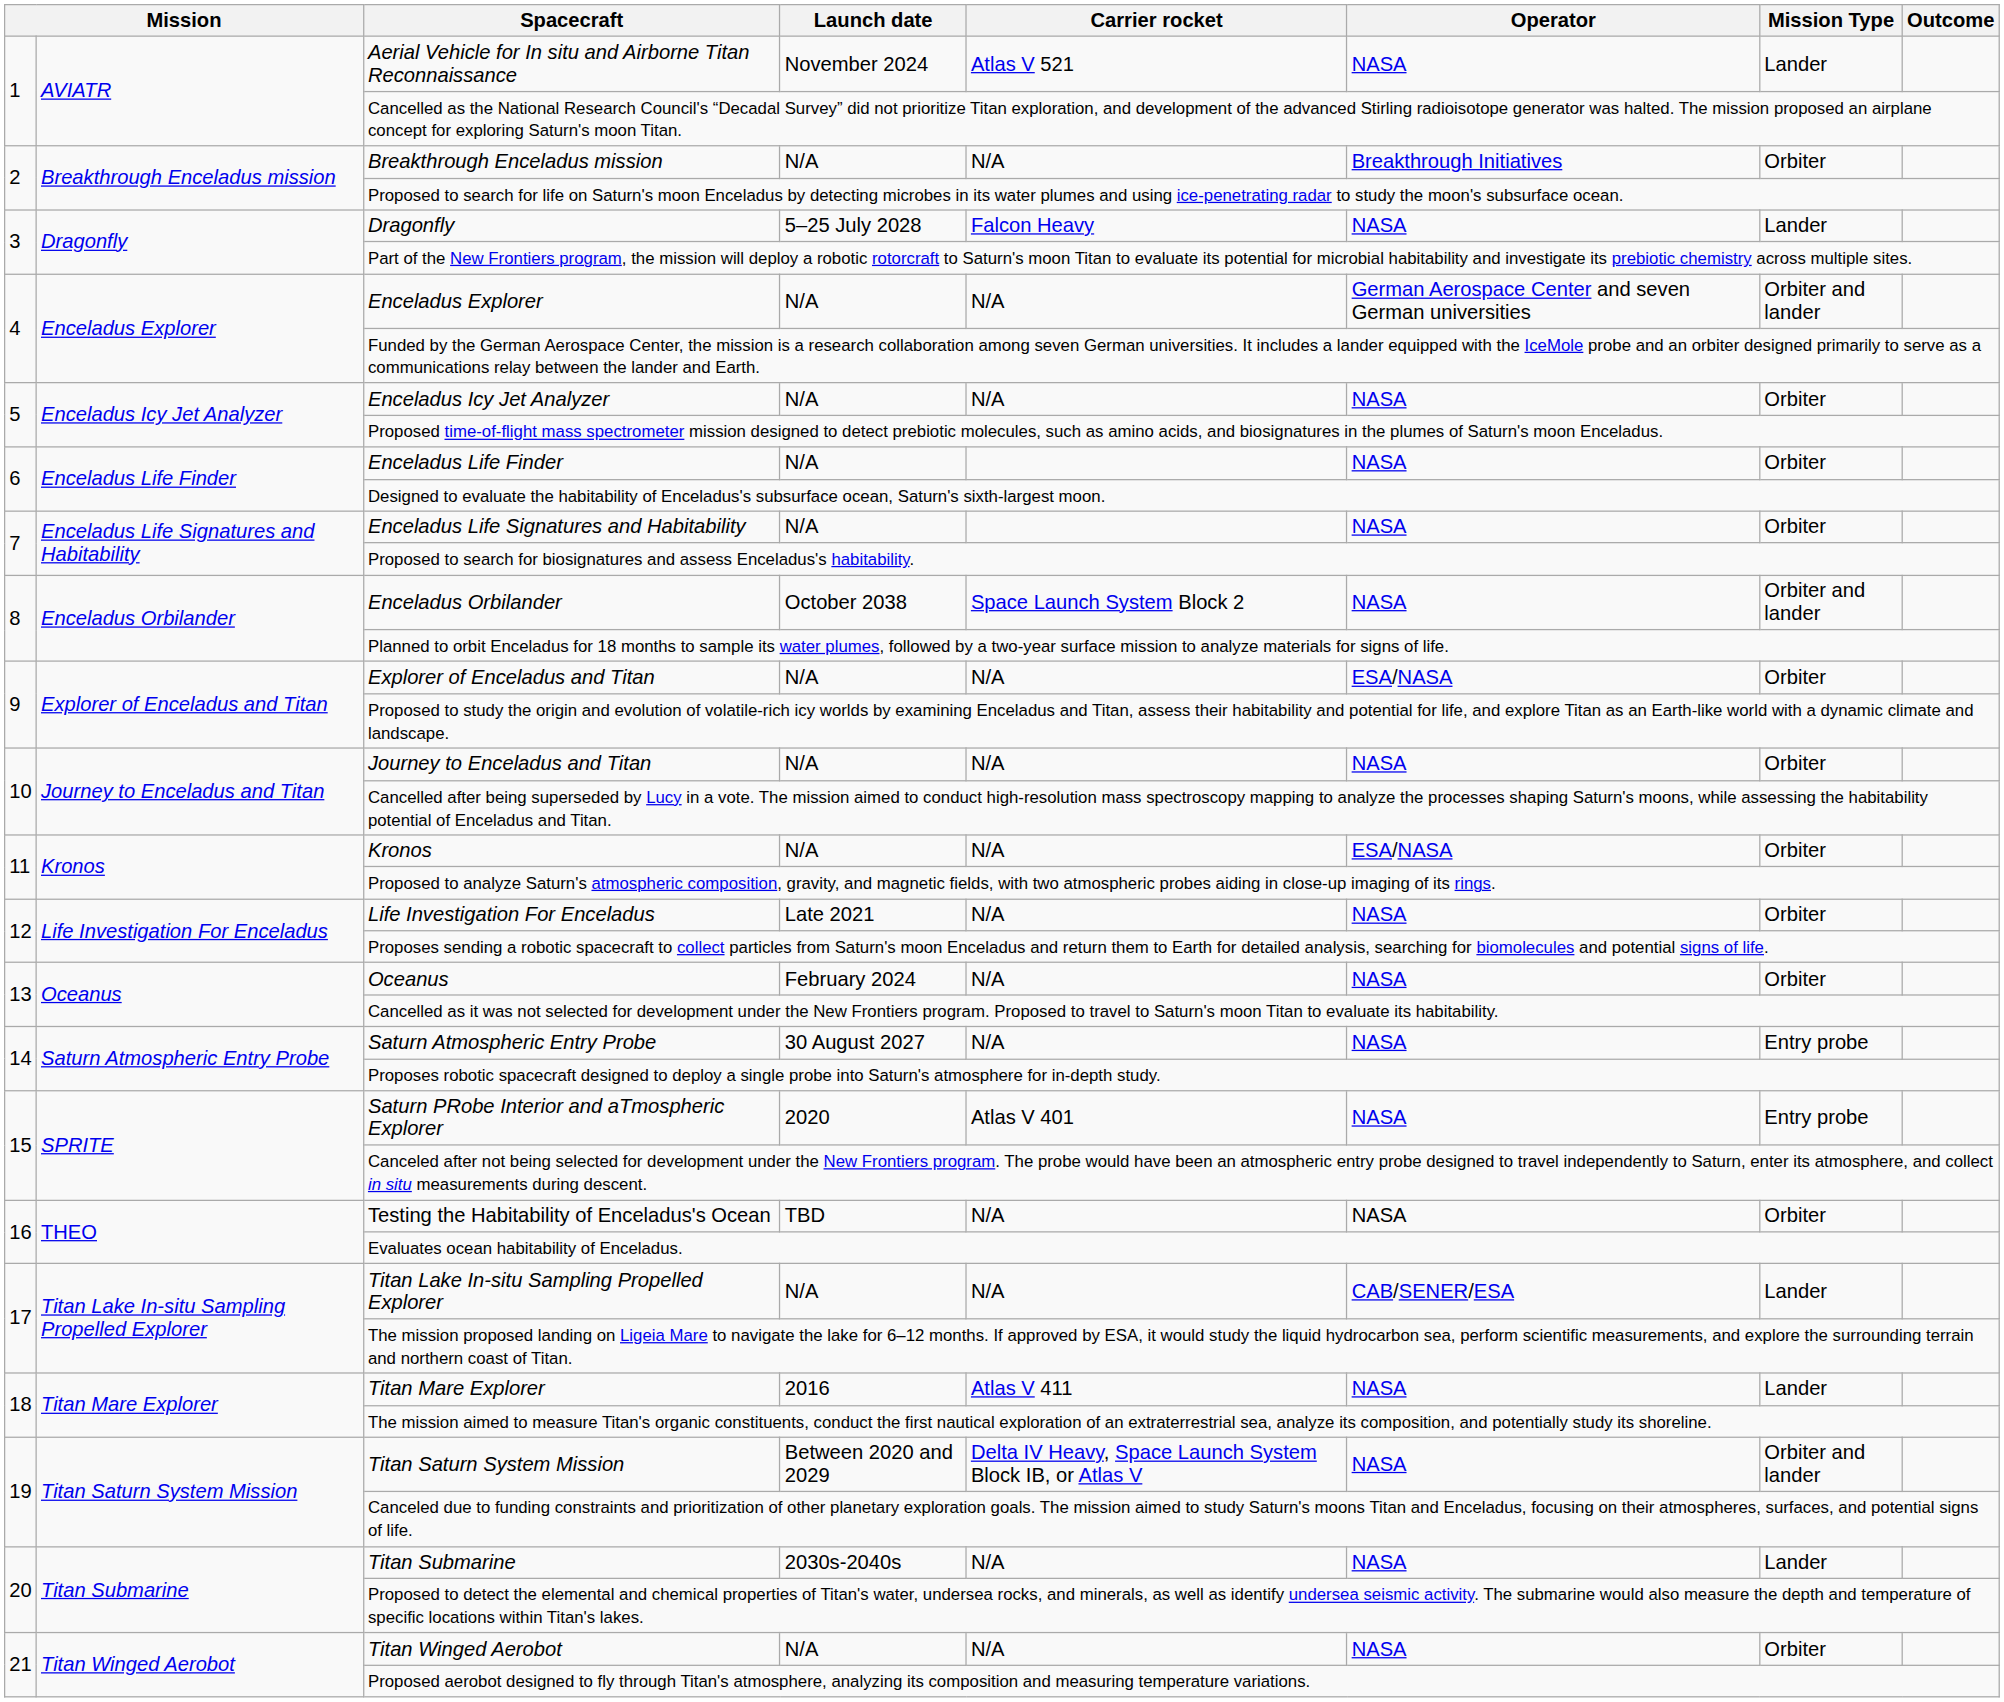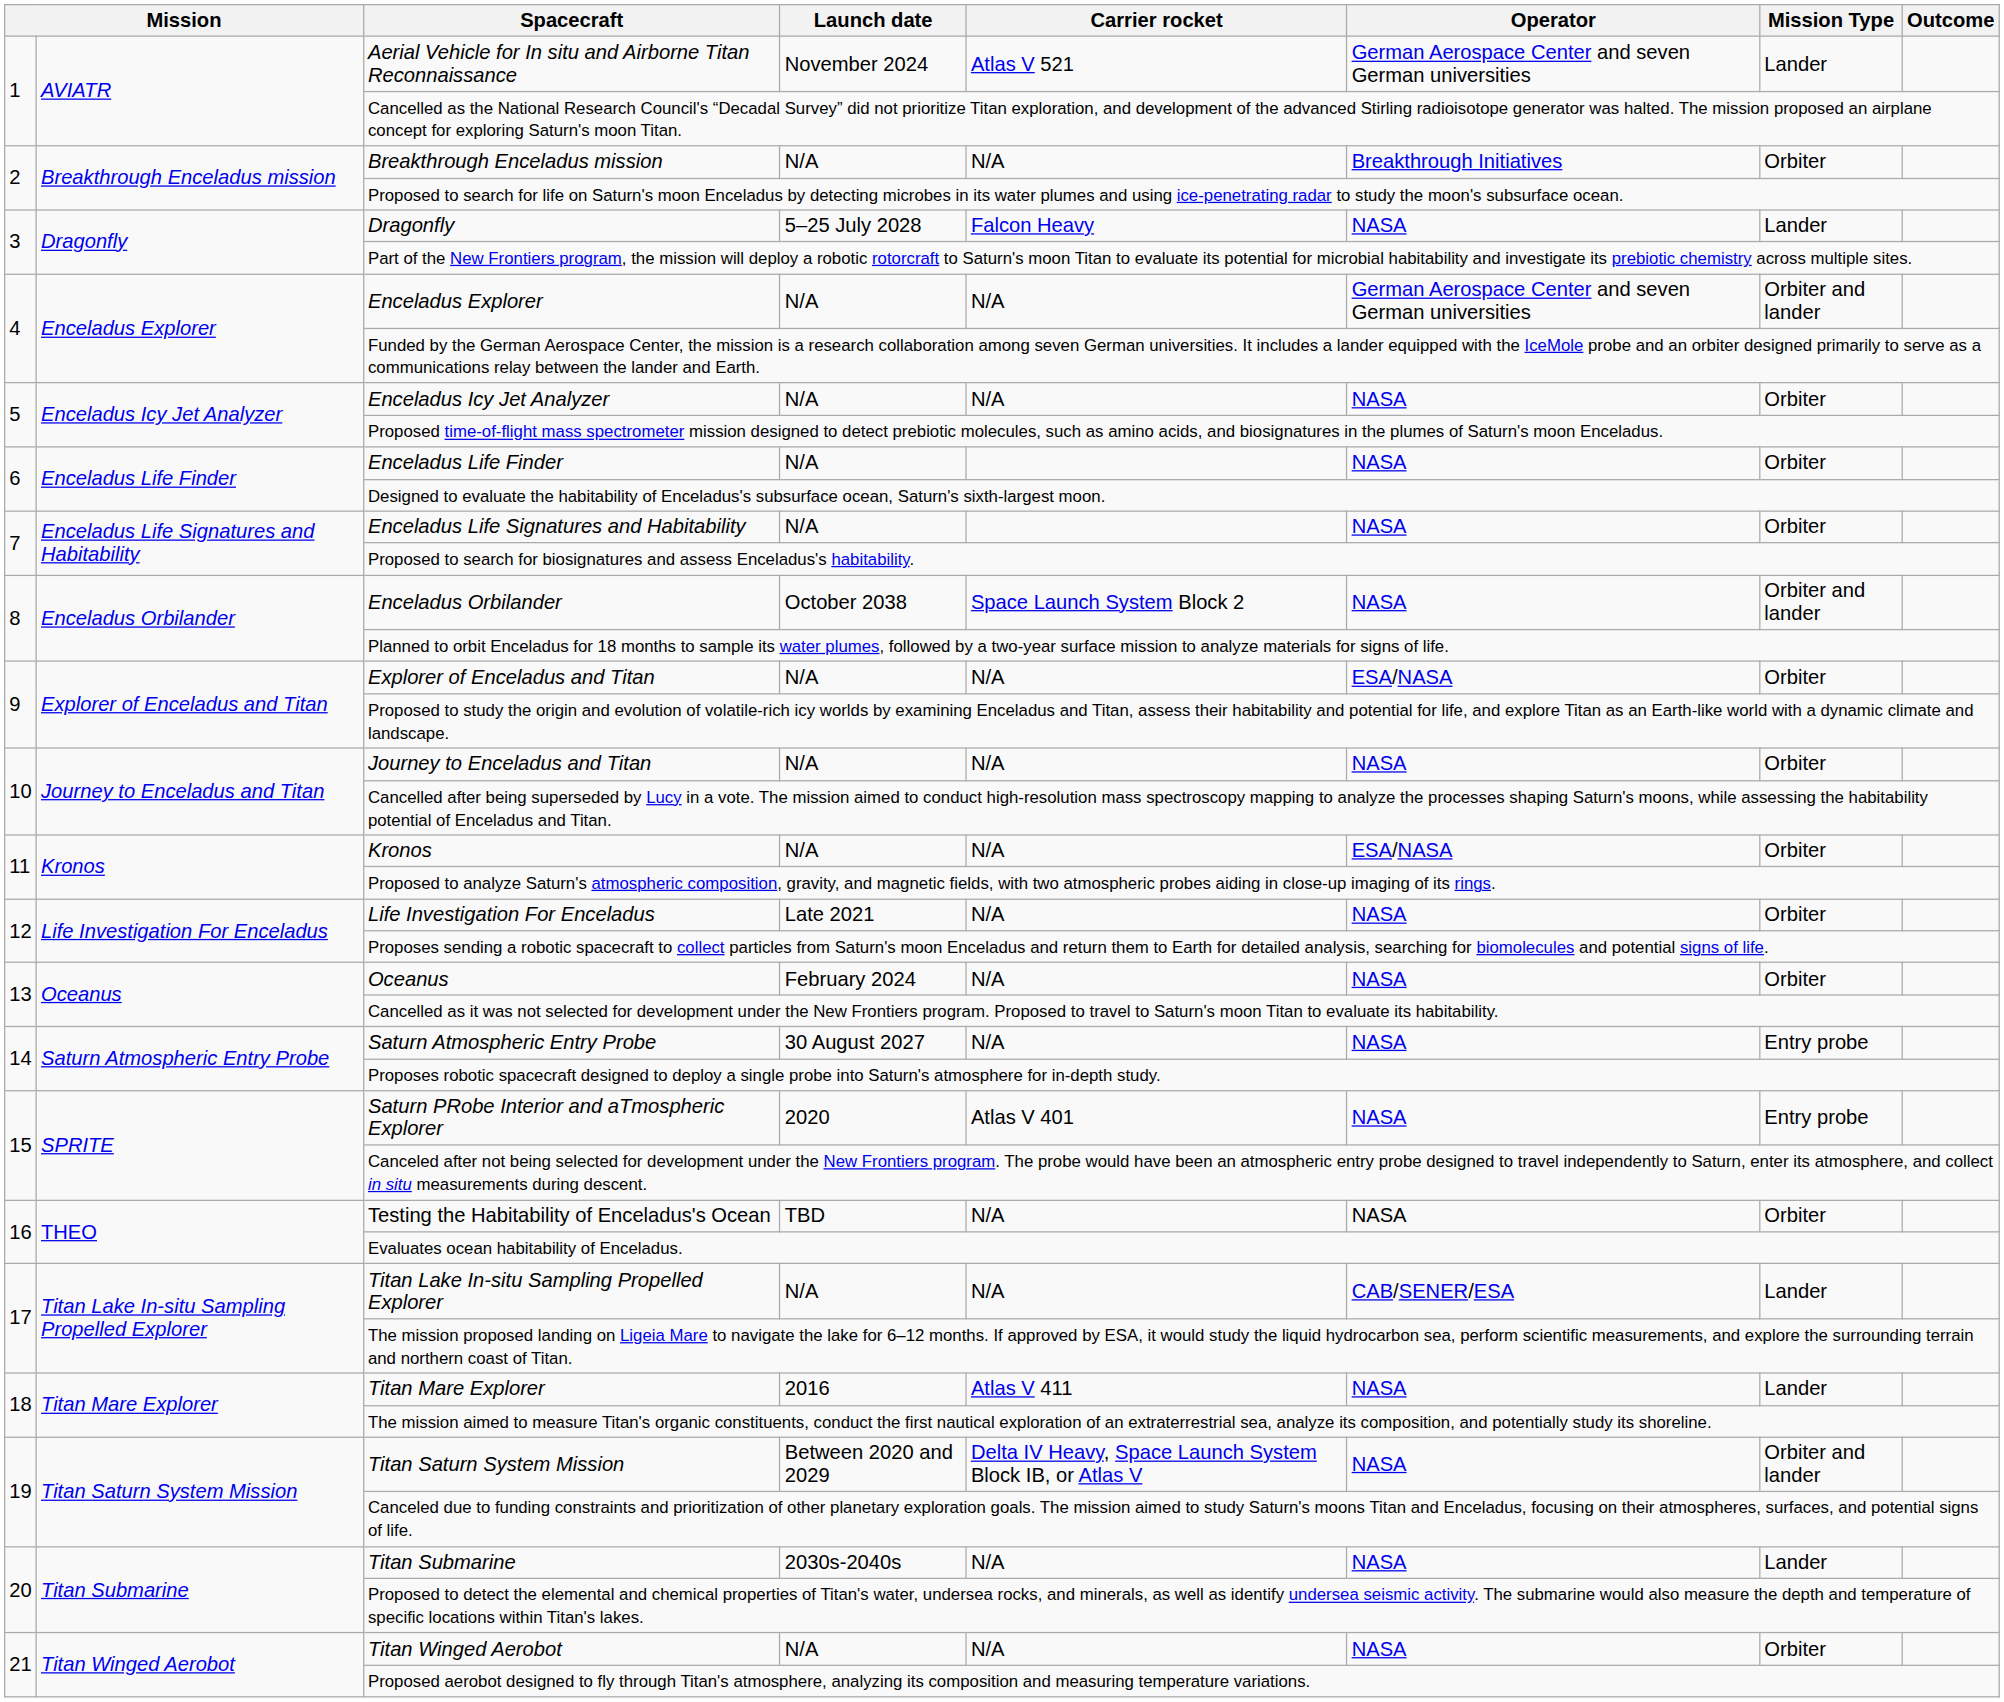(1379, 63) NASA -> (1521, 63) German Aerospace Center and seven German universities
